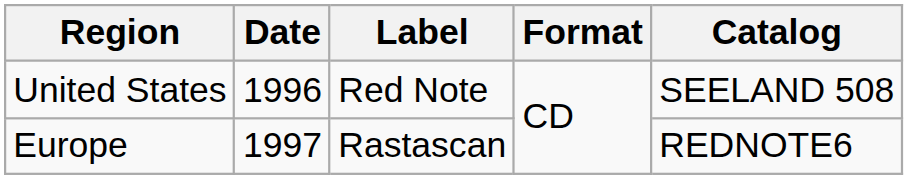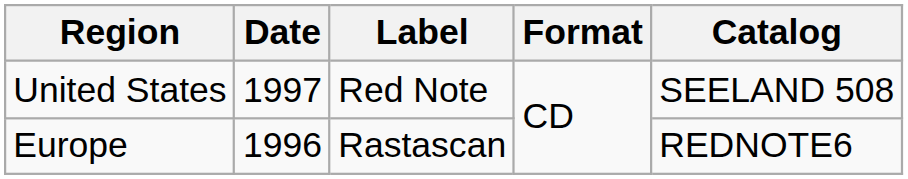(282, 88) 1996 -> (282, 88) 1997
(282, 145) 1997 -> (282, 145) 1996
